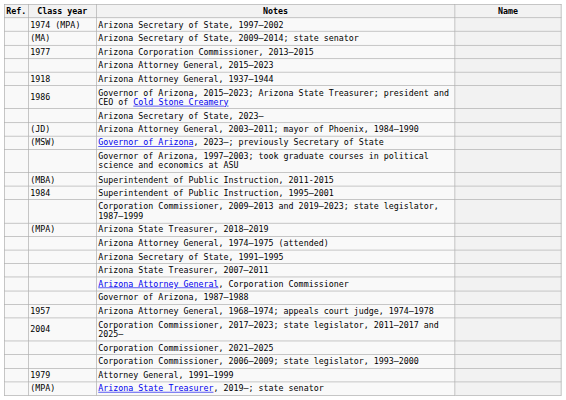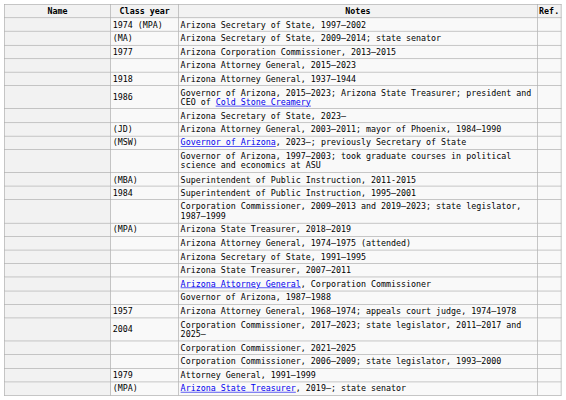columns swapped: (508, 11) <-> (16, 11)
